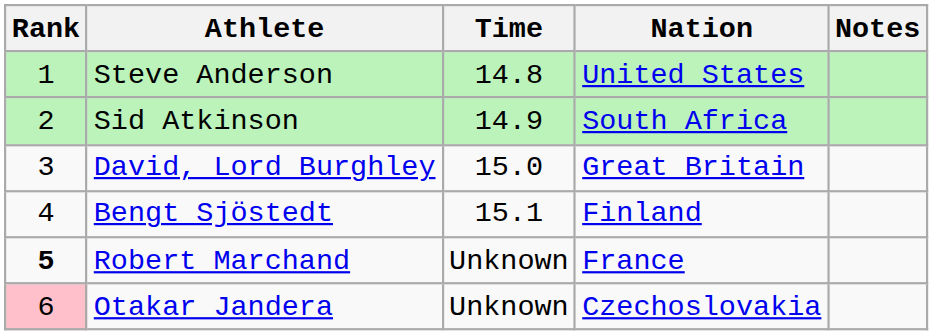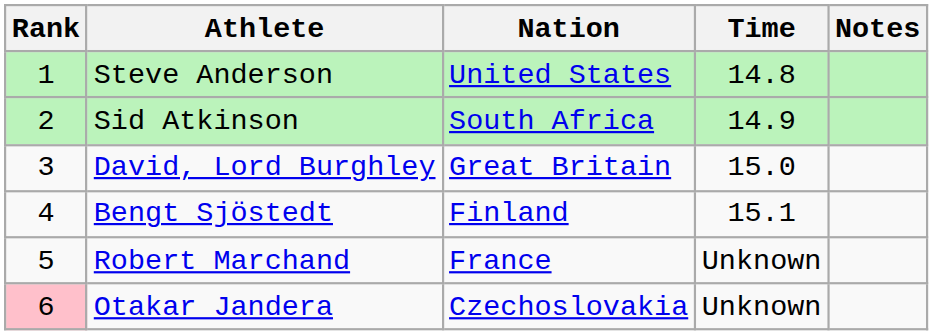columns swapped: (702, 28) <-> (509, 28)
(46, 260) bold -> (46, 260) normal
